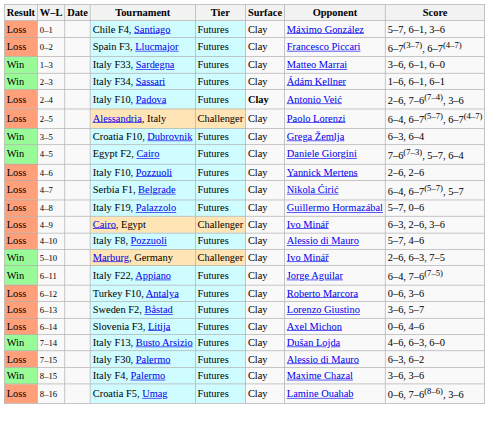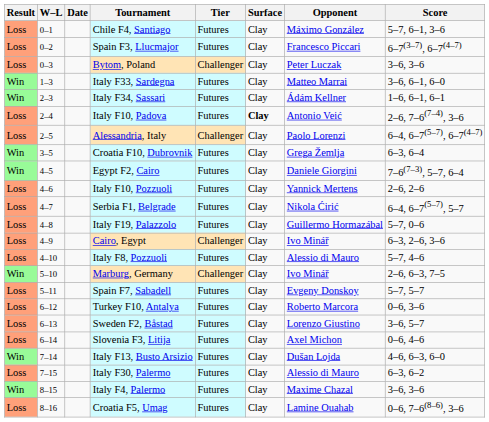+ row: (124, 65)
+ row: (132, 290)
- row: (132, 275)
